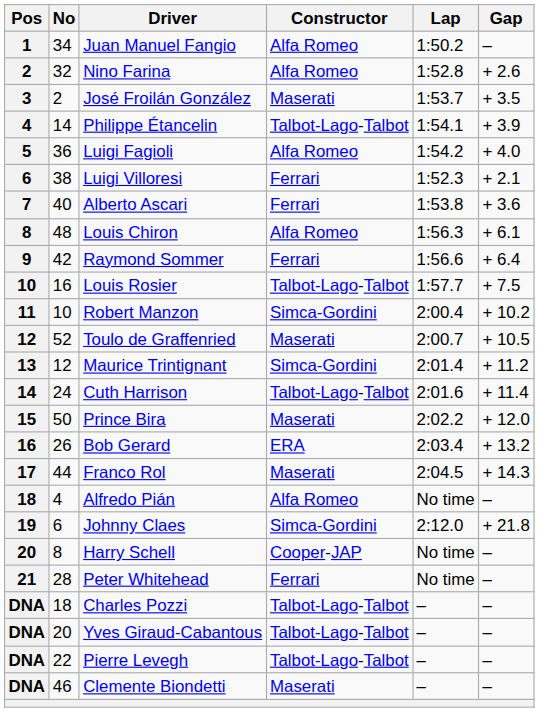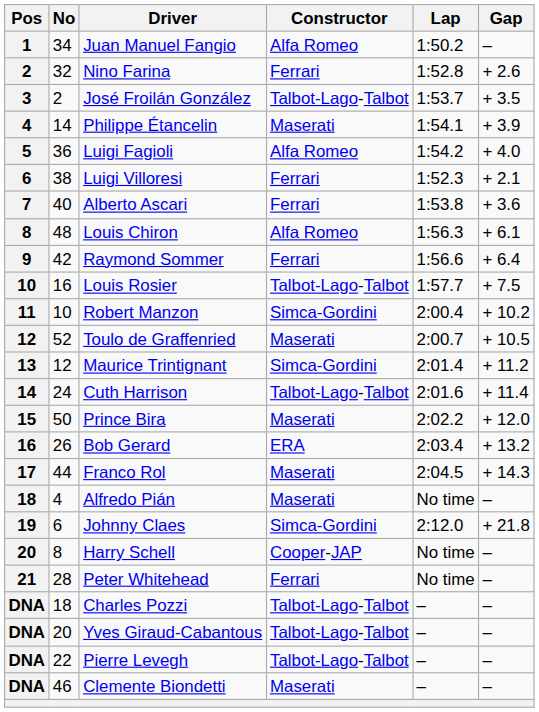(314, 72) Alfa Romeo -> (295, 72) Ferrari
(302, 98) Maserati -> (339, 98) Talbot-Lago-Talbot
(339, 125) Talbot-Lago-Talbot -> (302, 125) Maserati
(314, 499) Alfa Romeo -> (302, 499) Maserati
